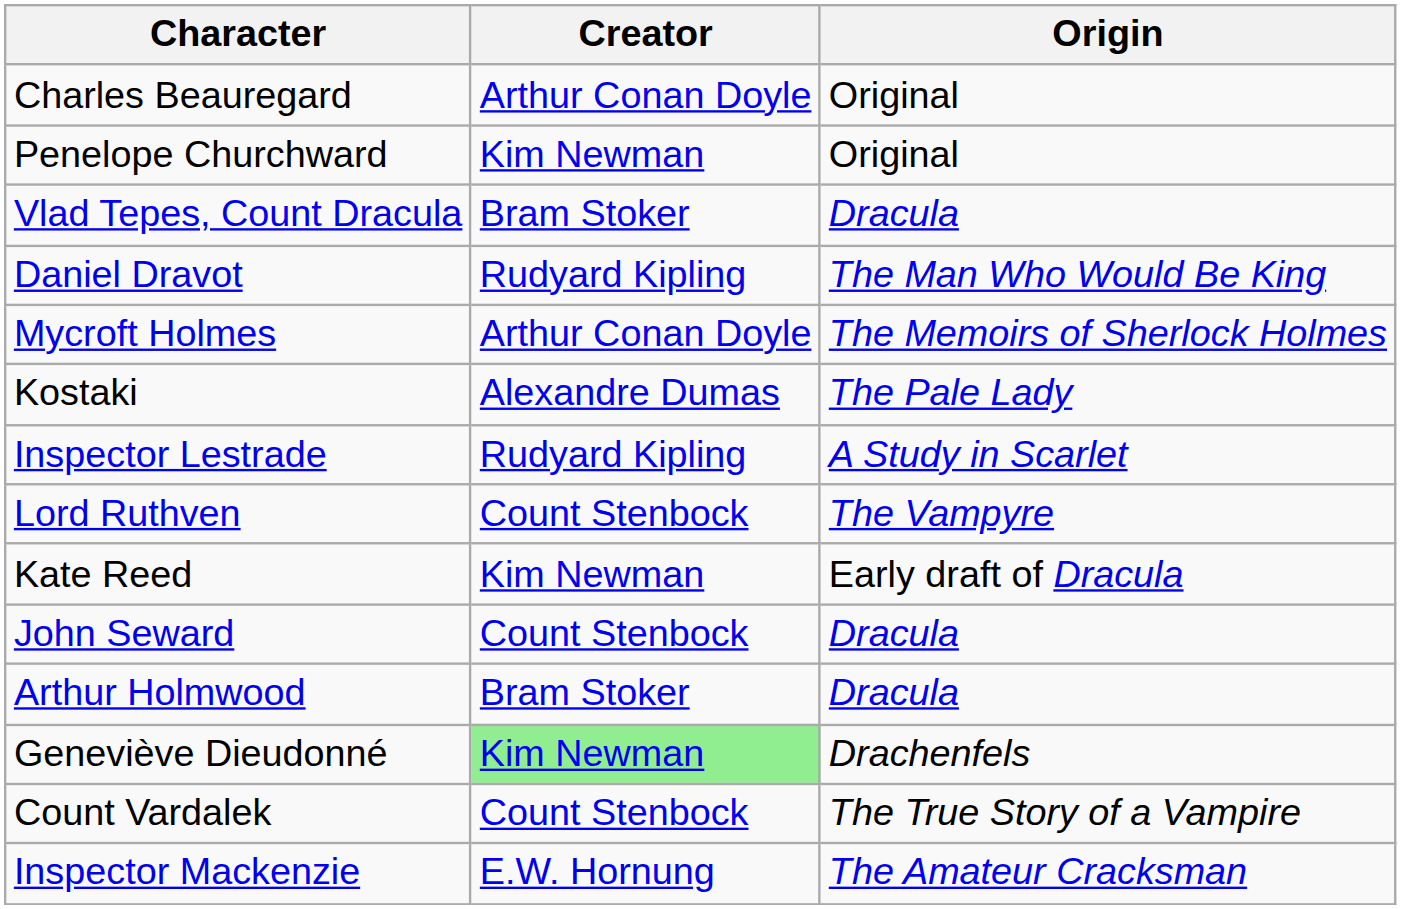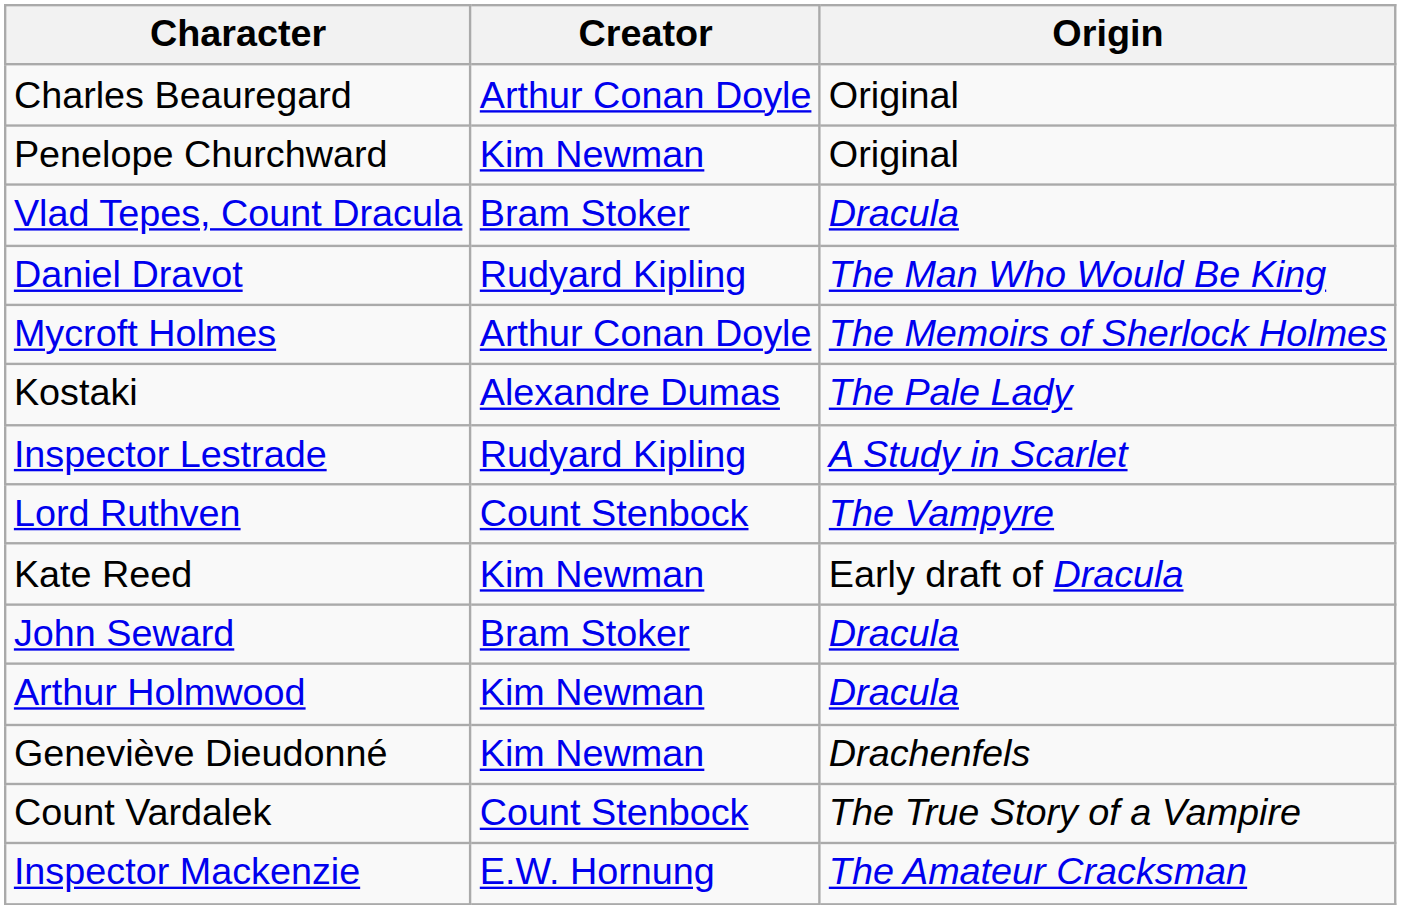(614, 633) Count Stenbock -> (585, 633) Bram Stoker
(585, 693) Bram Stoker -> (592, 693) Kim Newman
(592, 753) lightgreen background -> (592, 753) no background
